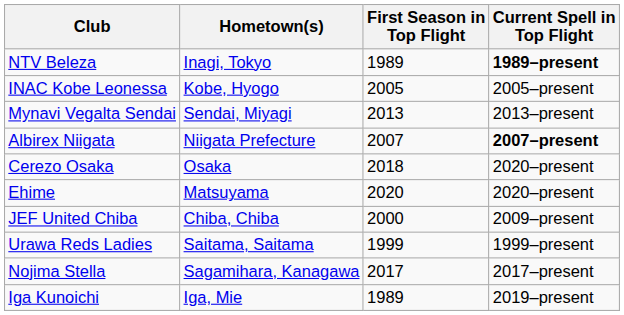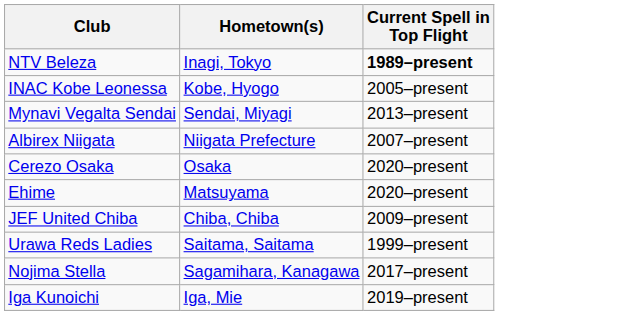- column: (426, 26)
(545, 140) bold -> (417, 140) normal
